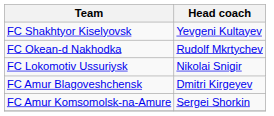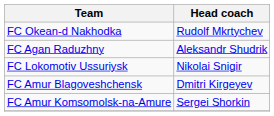- row: (69, 31)
+ row: (55, 49)
